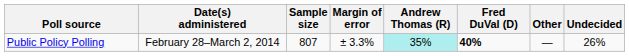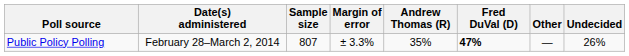(421, 42) paleturquoise background -> (421, 42) no background
(470, 42) 40% -> (470, 42) 47%
